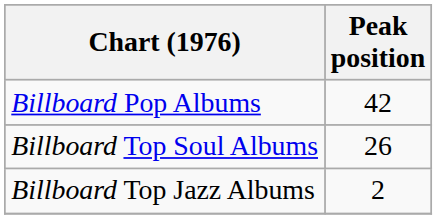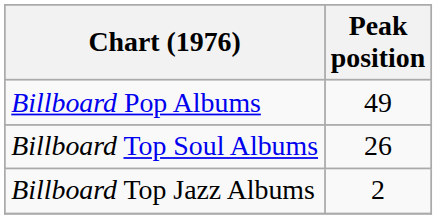(378, 102) 42 -> (378, 102) 49
